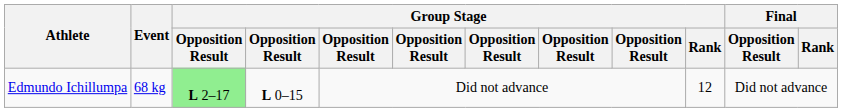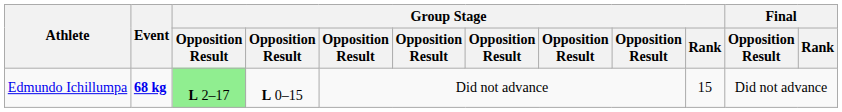(150, 88) normal -> (150, 88) bold
(705, 88) 12 -> (705, 88) 15
